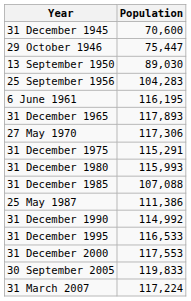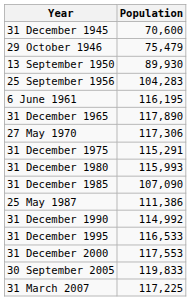(164, 47) 75,447 -> (164, 47) 75,479
(164, 64) 89,030 -> (164, 64) 89,930
(161, 116) 117,893 -> (161, 116) 117,890
(161, 185) 107,088 -> (161, 185) 107,090
(161, 288) 117,224 -> (161, 288) 117,225
